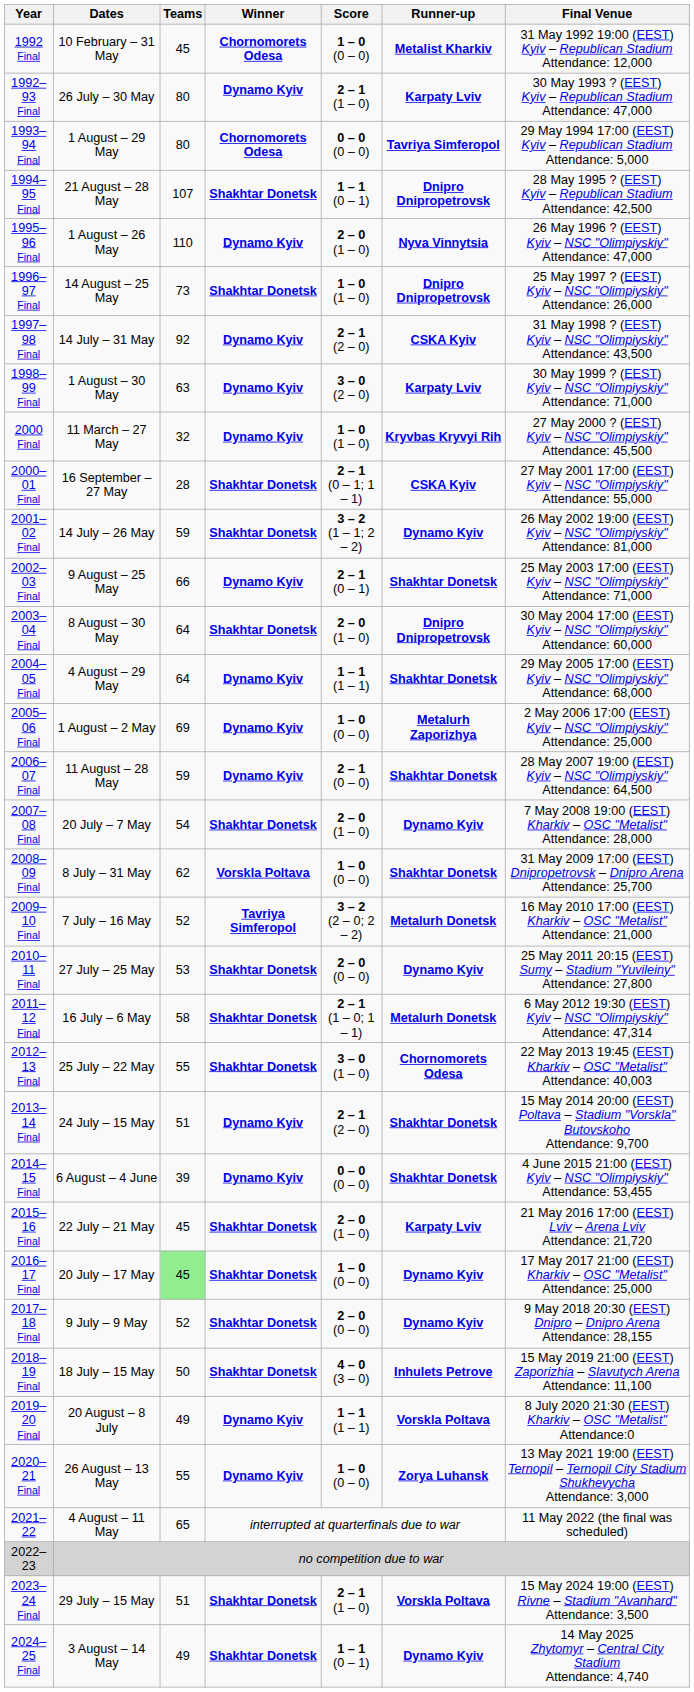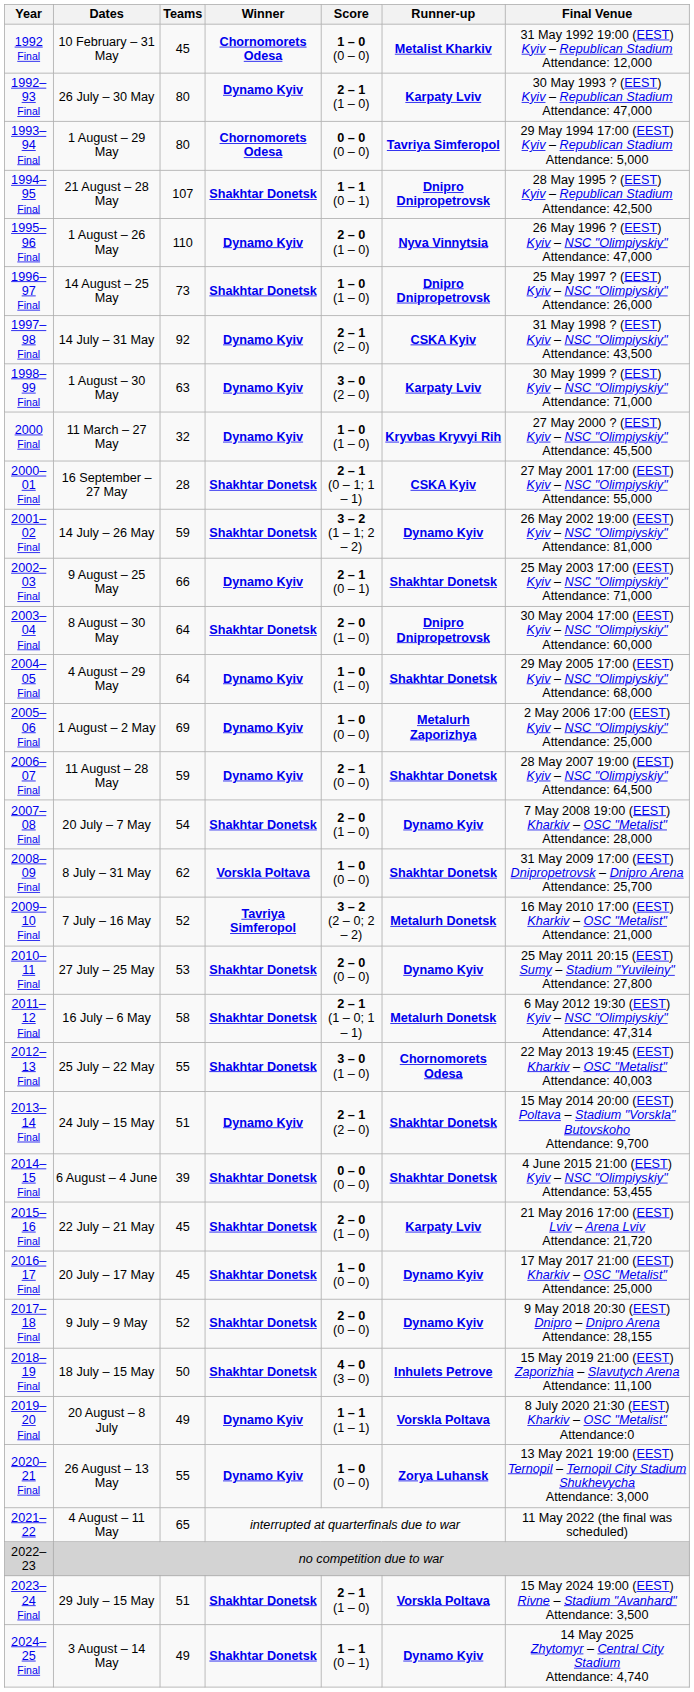(351, 679) 1 – 1 (1 – 1) -> (351, 679) 1 – 0 (1 – 0)
(263, 1178) Dynamo Kyiv -> (263, 1178) Shakhtar Donetsk
(183, 1275) lightgreen background -> (183, 1275) no background
